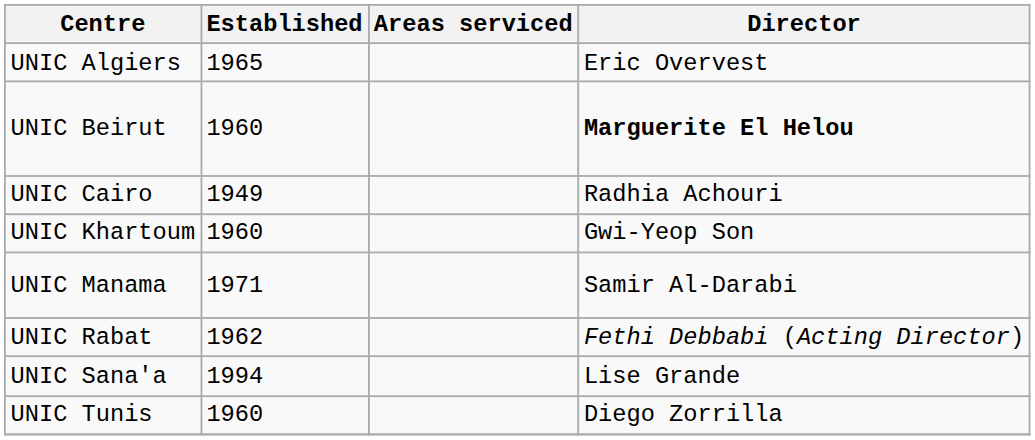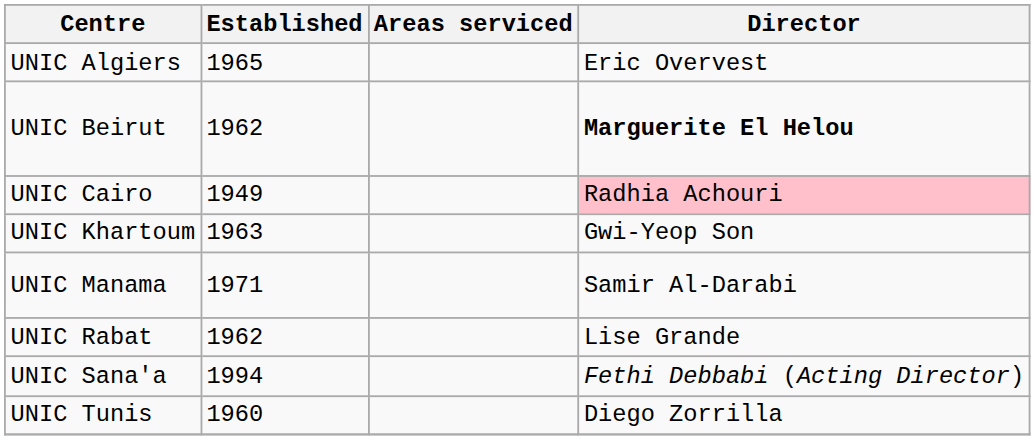(235, 129) 1960 -> (235, 129) 1962
(683, 194) no background -> (683, 194) pink background
(235, 233) 1960 -> (235, 233) 1963
(804, 337) Fethi Debbabi (Acting Director) -> (662, 337) Lise Grande
(662, 376) Lise Grande -> (804, 376) Fethi Debbabi (Acting Director)
